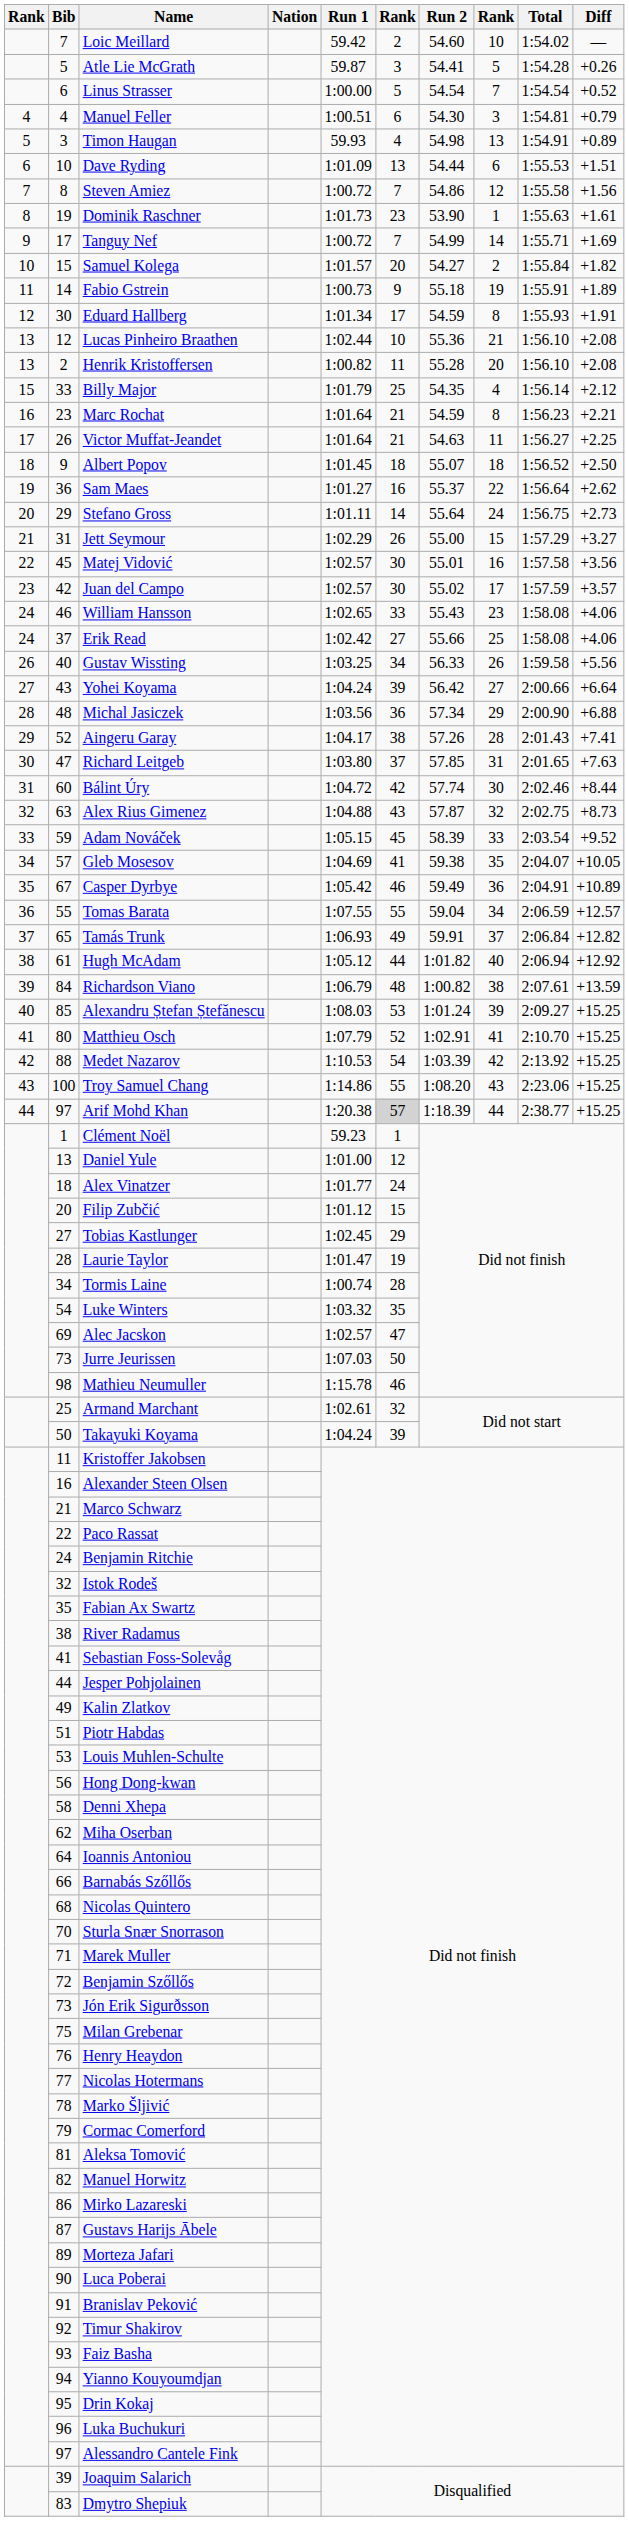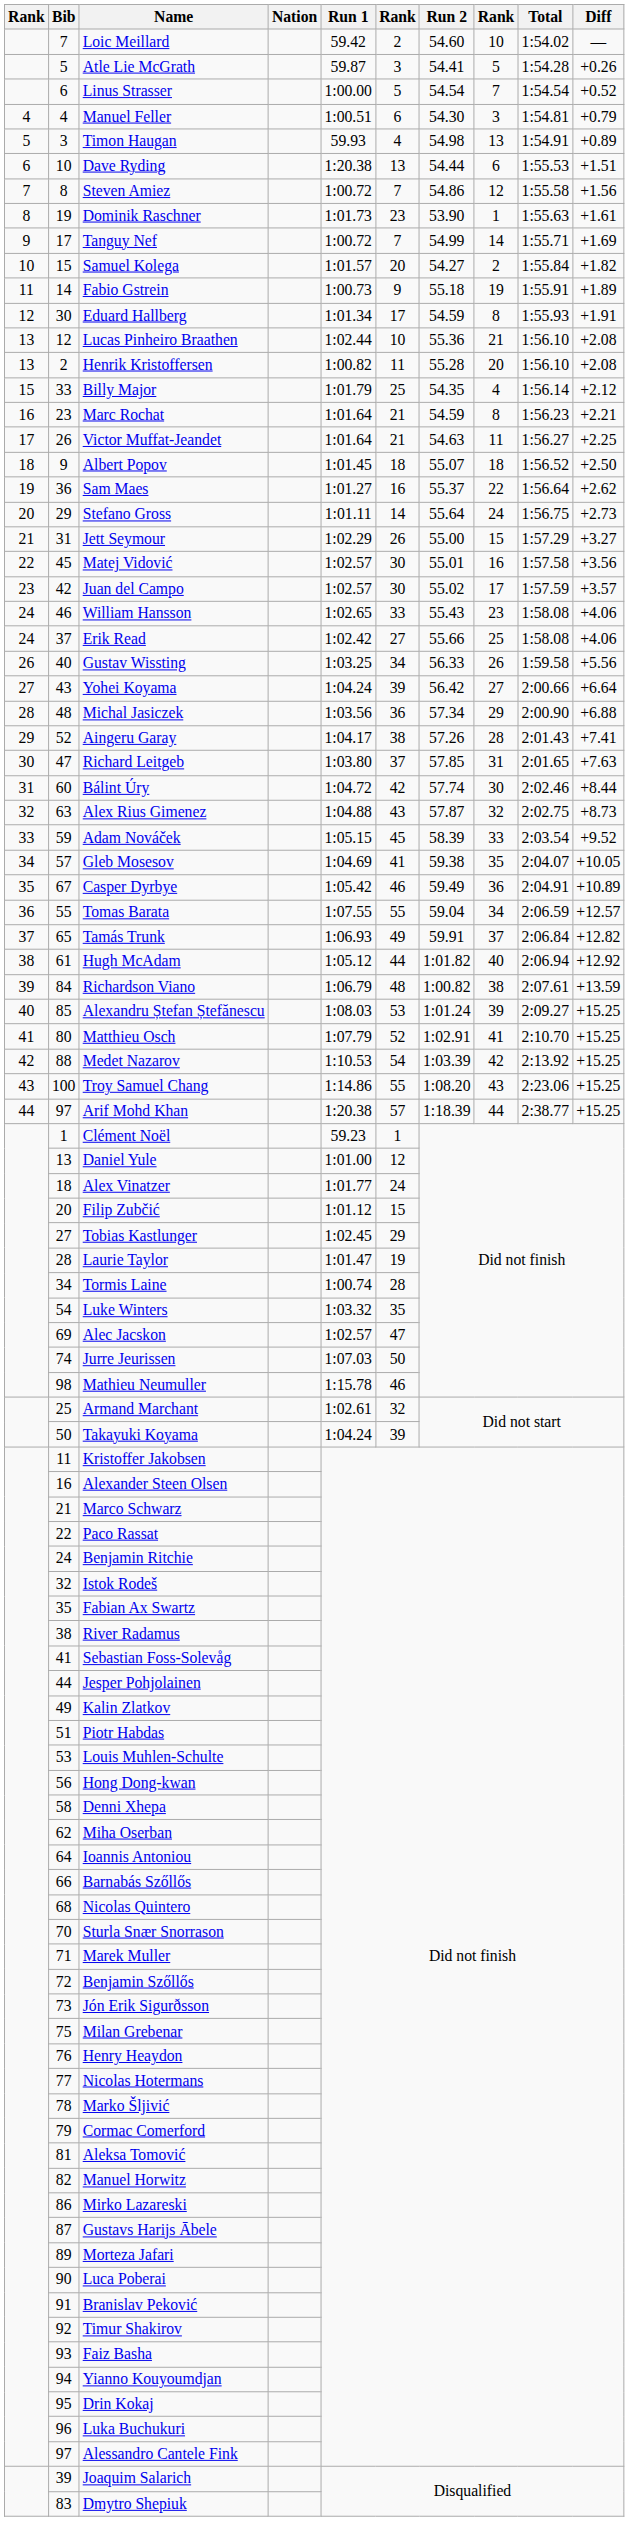(348, 166) 1:01.09 -> (348, 166) 1:20.38
(397, 1111) lightgrey background -> (397, 1111) no background
(64, 1359) 73 -> (64, 1359) 74
